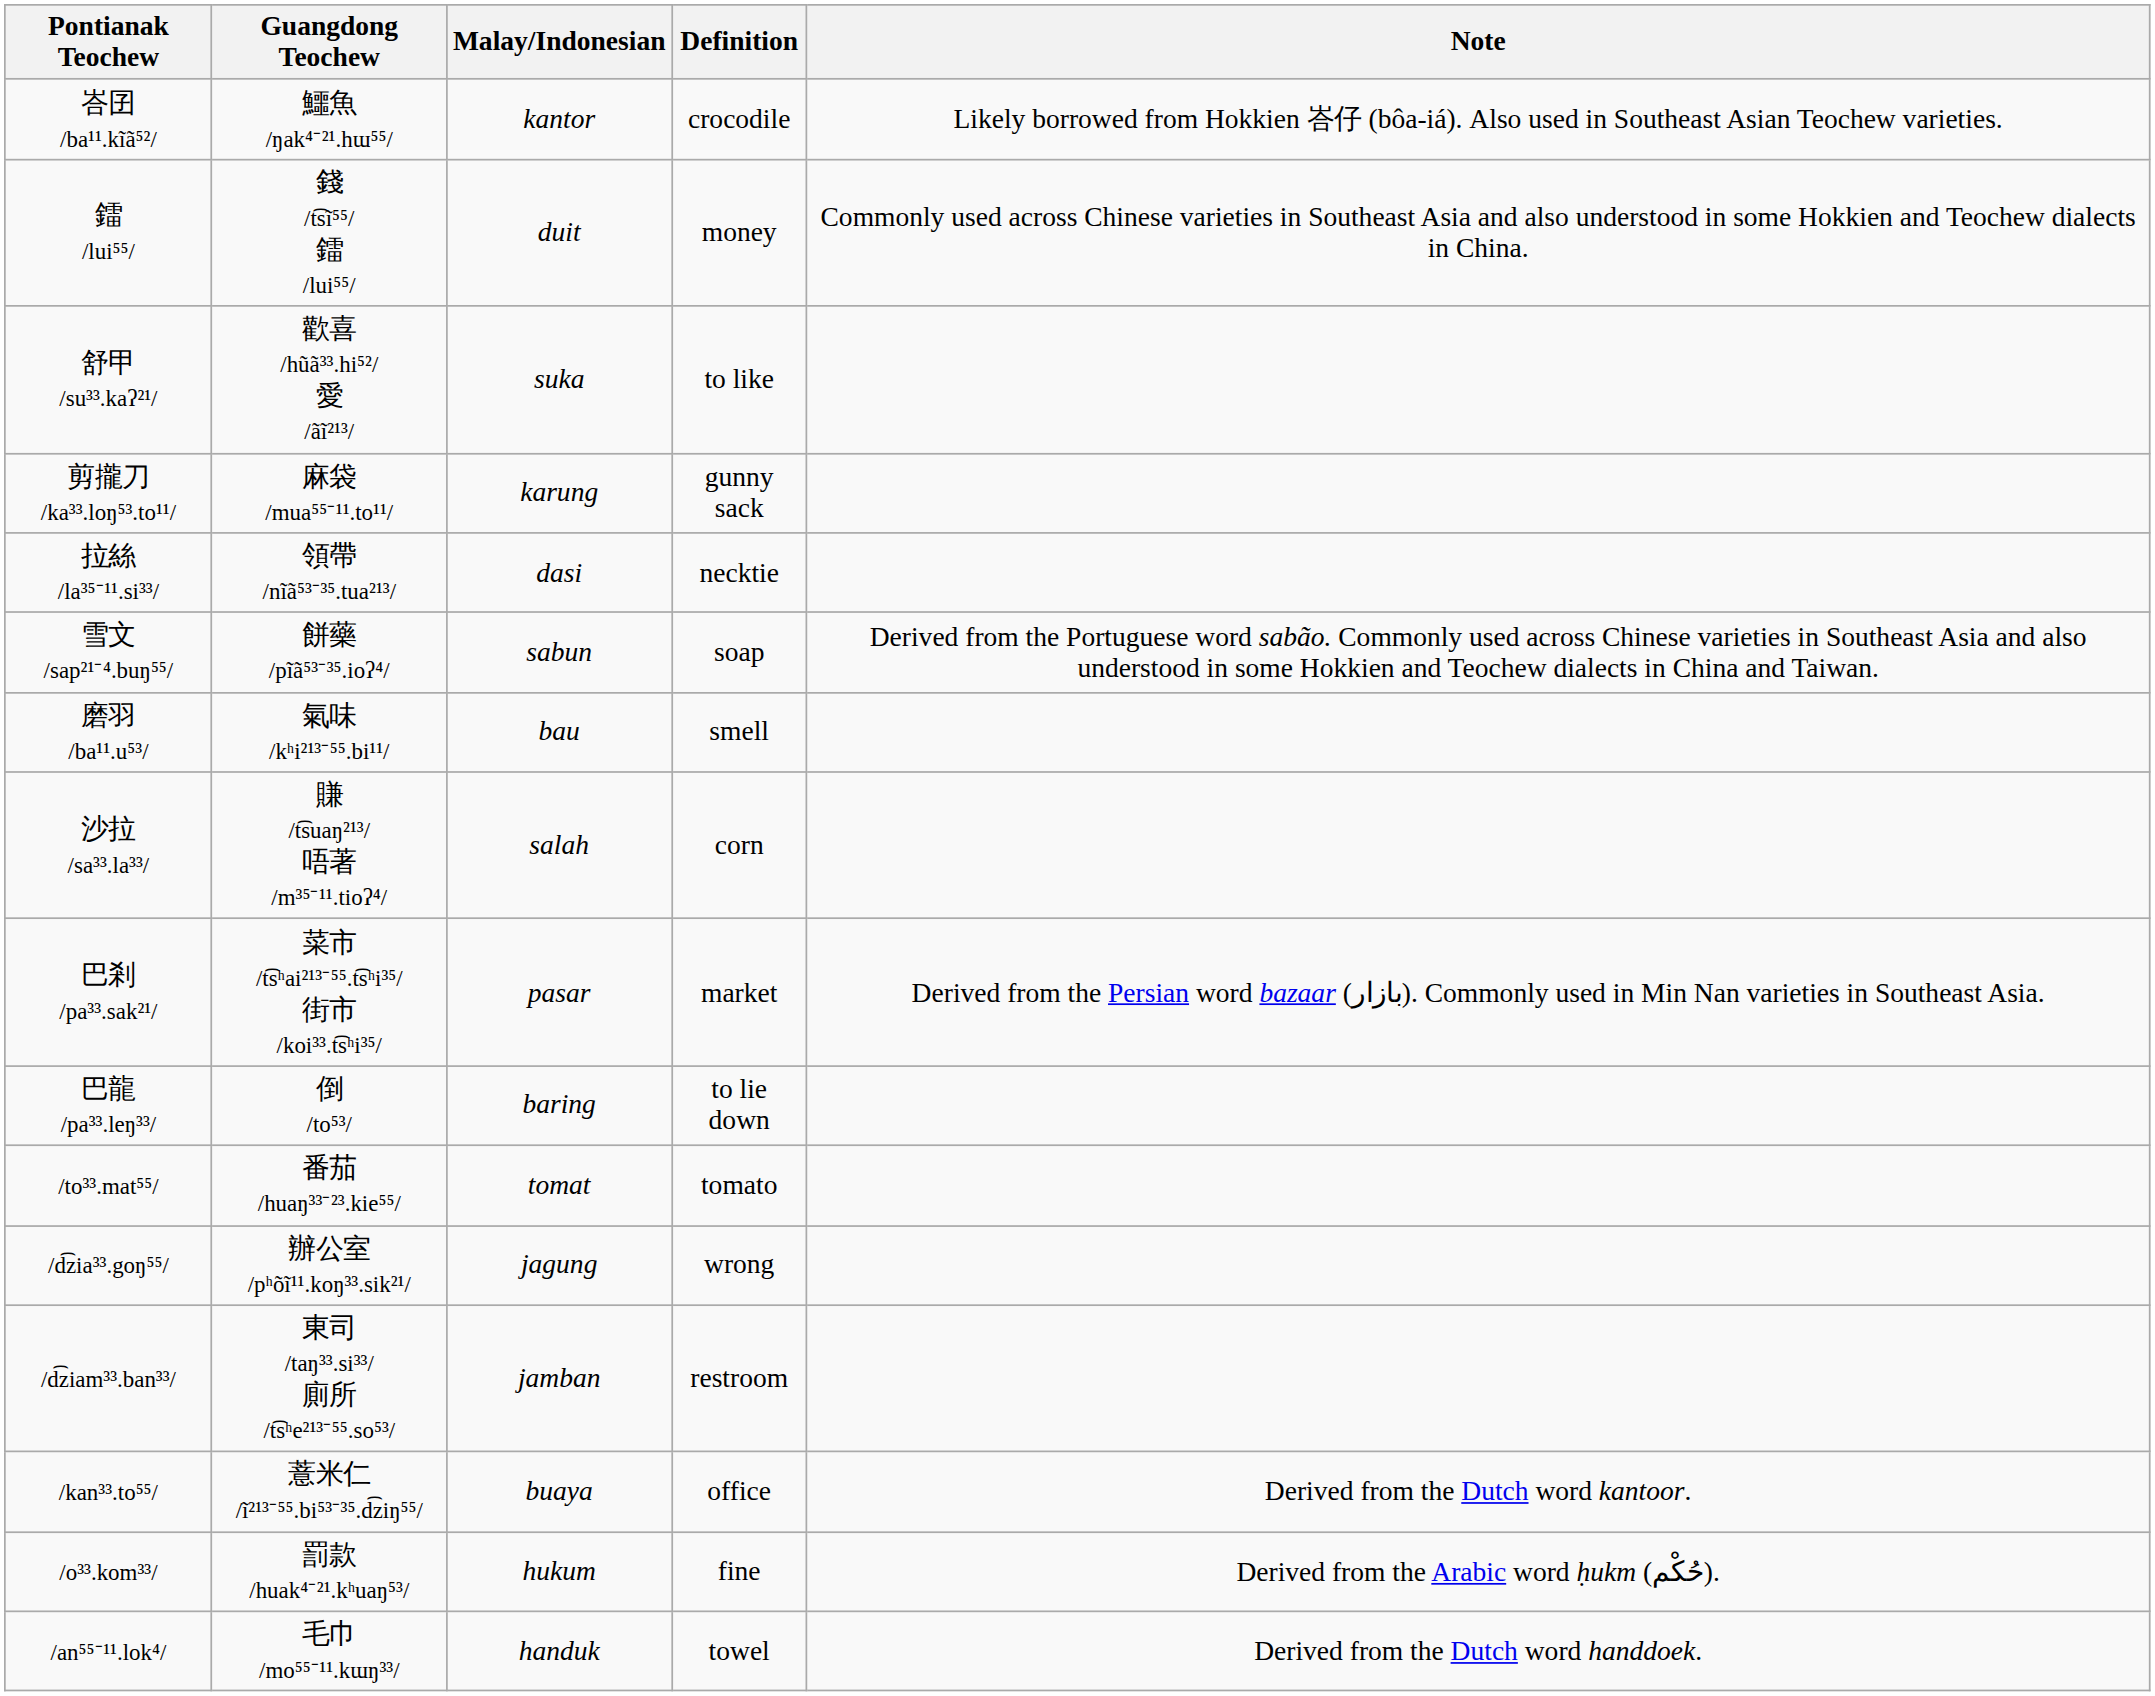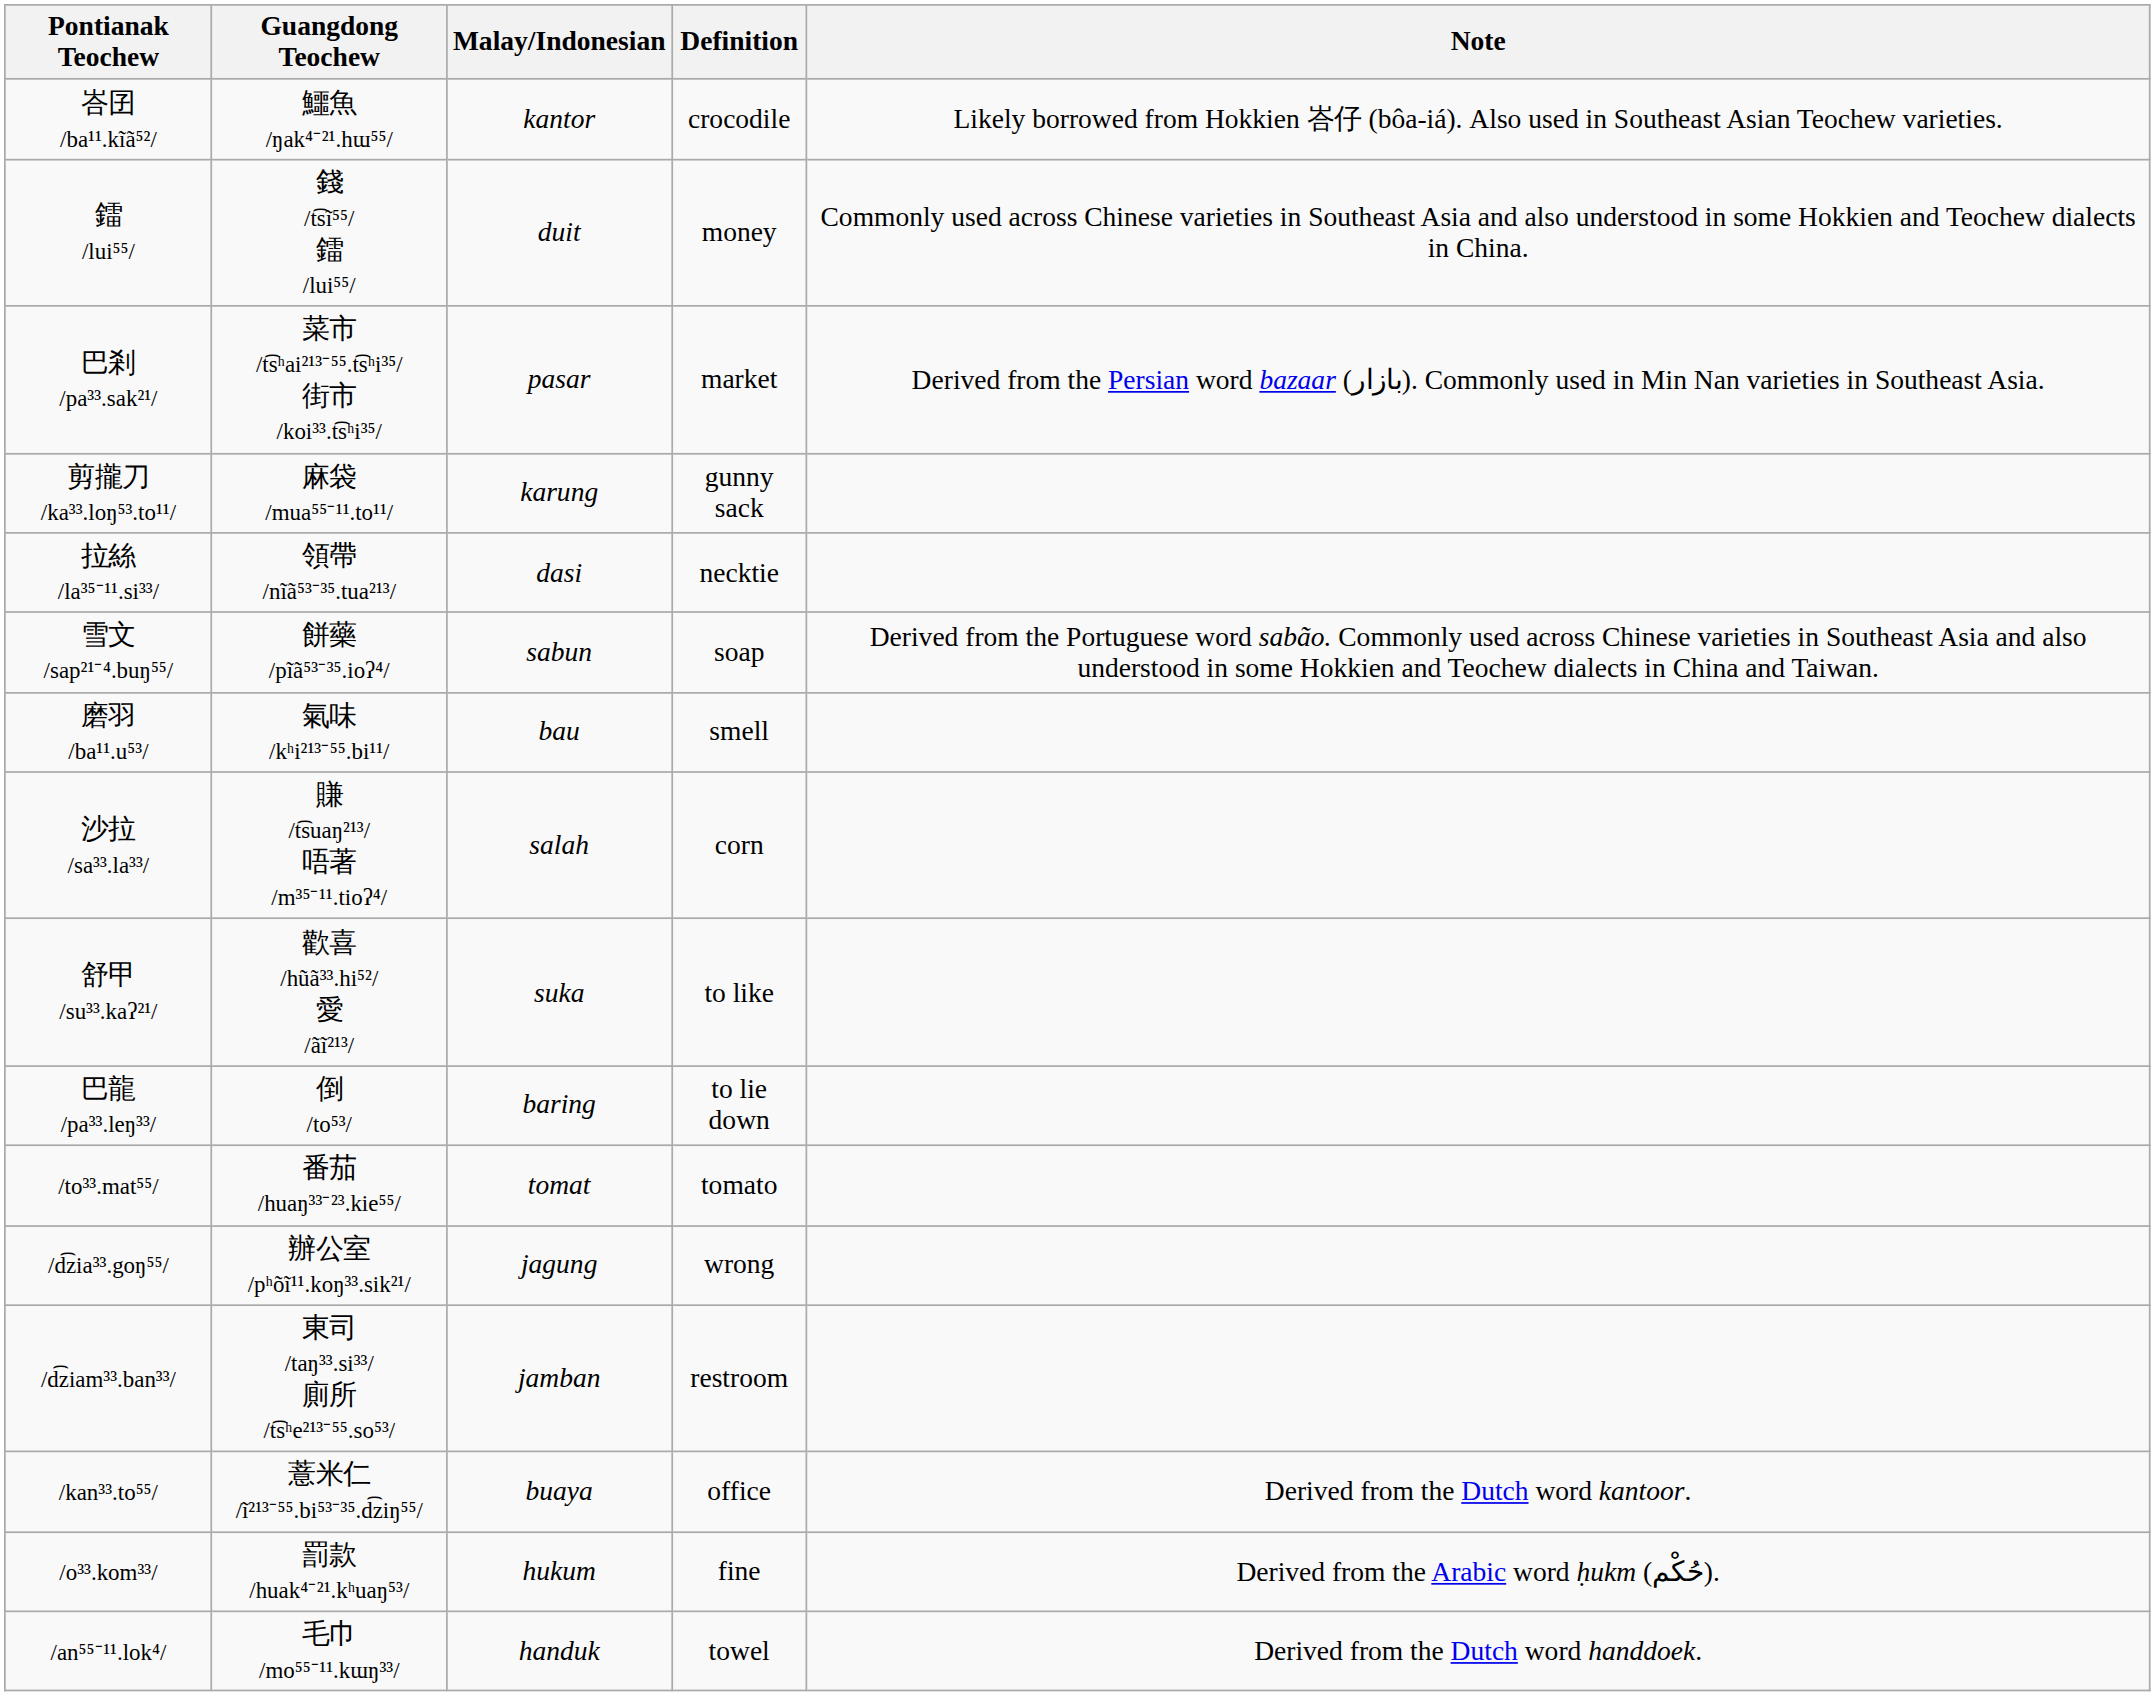rows swapped: (108, 992) <-> (108, 379)
